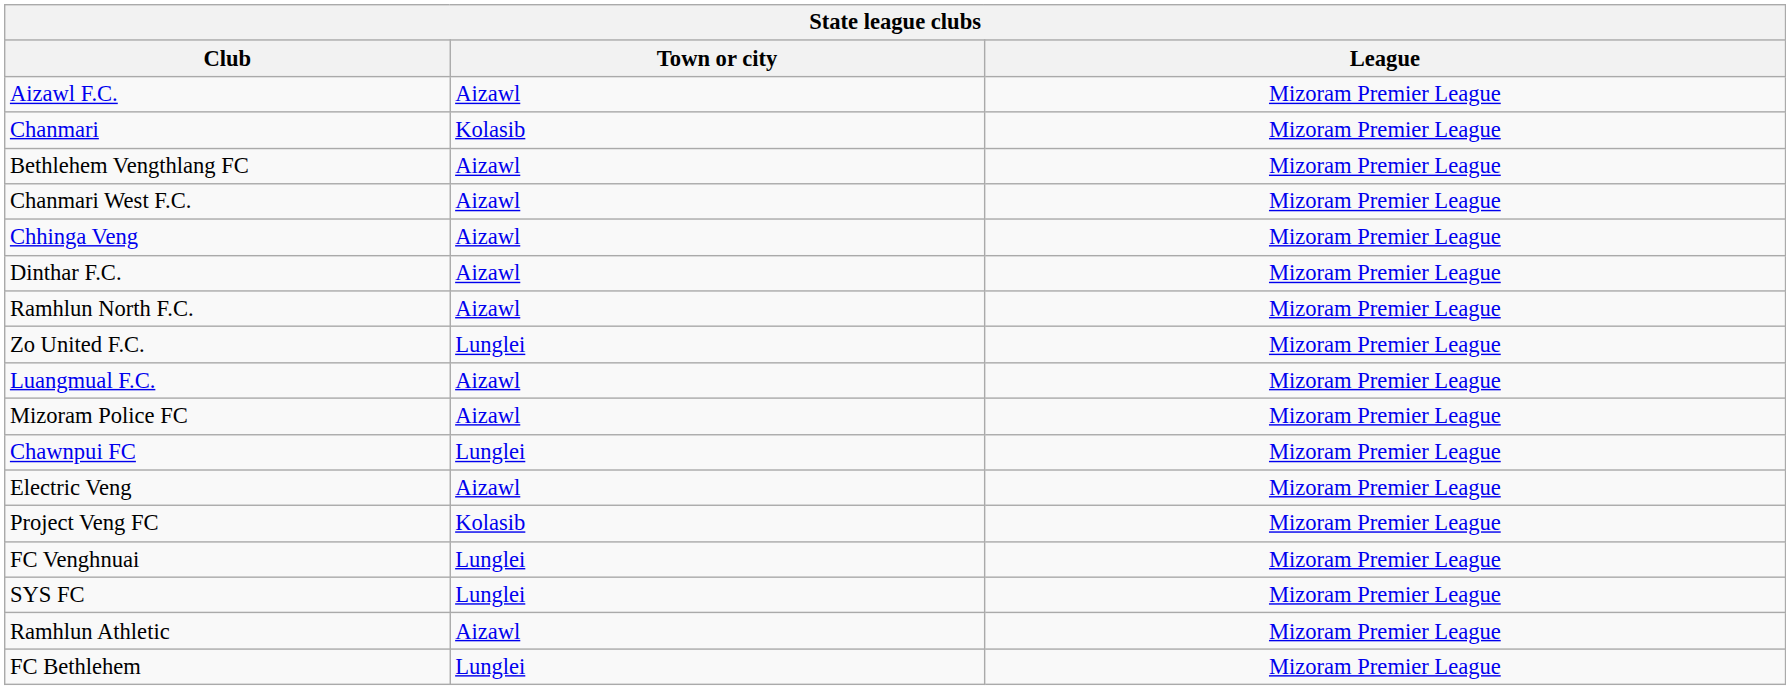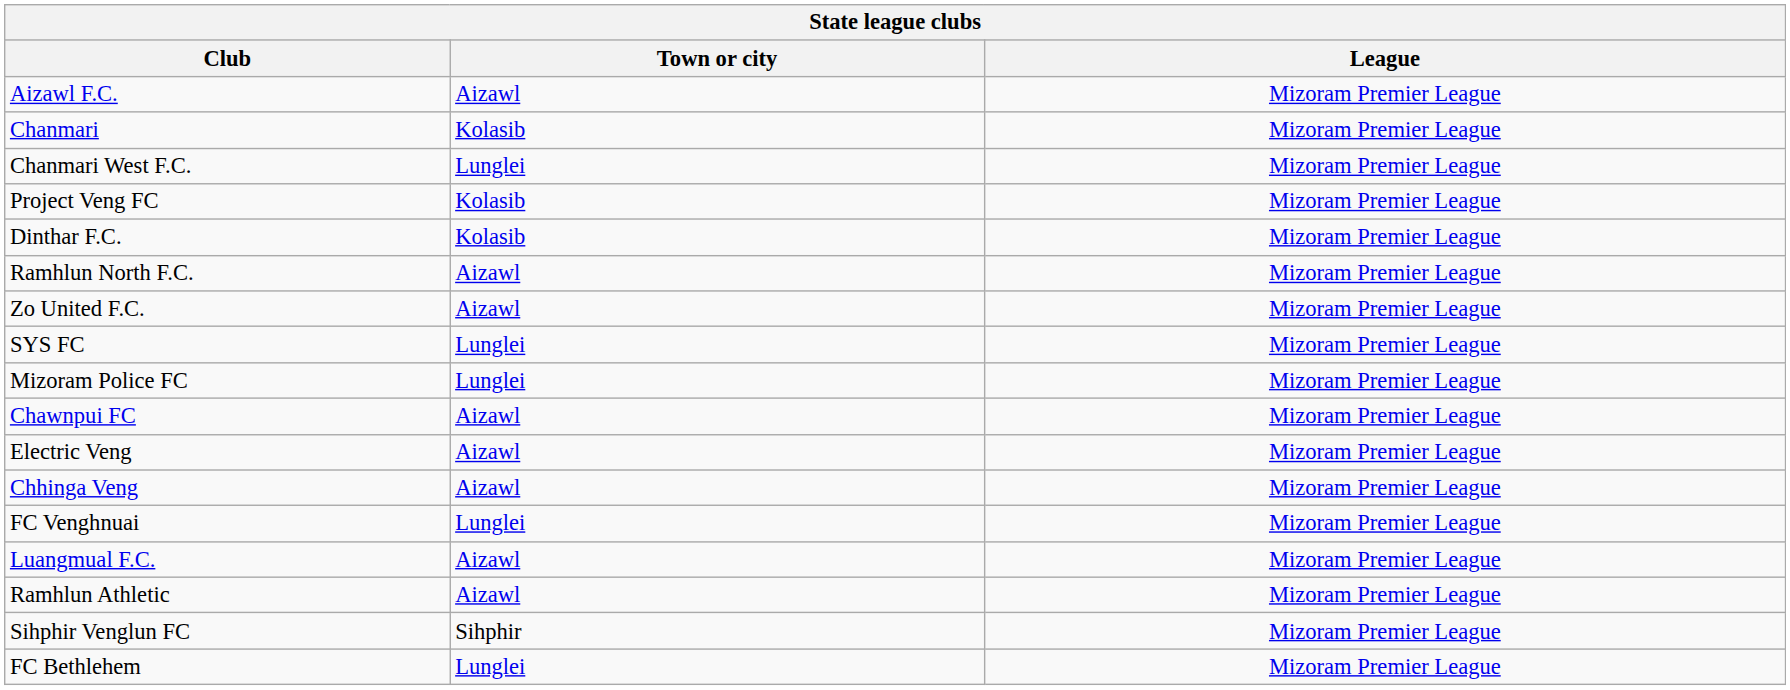- row: (129, 165)
(488, 201) Aizawl -> (490, 165) Lunglei
rows swapped: (74, 237) <-> (84, 523)
(488, 272) Aizawl -> (490, 237) Kolasib
(490, 344) Lunglei -> (488, 308) Aizawl
rows swapped: (83, 380) <-> (47, 594)
(488, 415) Aizawl -> (490, 380) Lunglei
(490, 451) Lunglei -> (488, 415) Aizawl
+ row: (100, 630)
